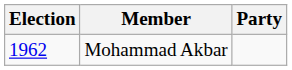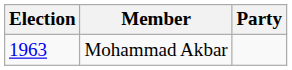(28, 49) 1962 -> (28, 49) 1963
